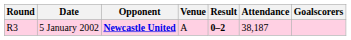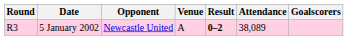(140, 27) bold -> (138, 27) normal
(255, 27) 38,187 -> (252, 27) 38,089
